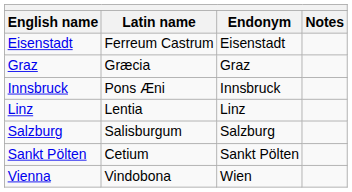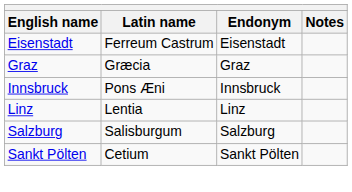- row: (29, 176)
